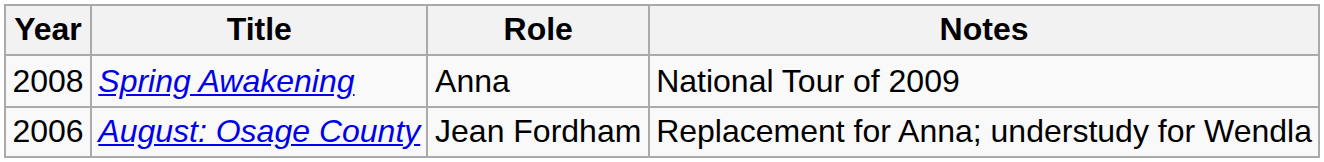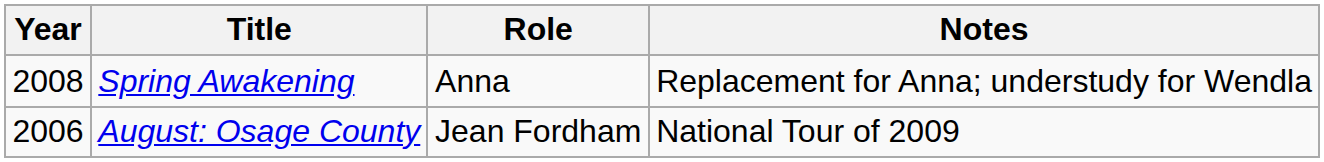(808, 80) National Tour of 2009 -> (984, 80) Replacement for Anna; understudy for Wendla
(984, 131) Replacement for Anna; understudy for Wendla -> (808, 131) National Tour of 2009
